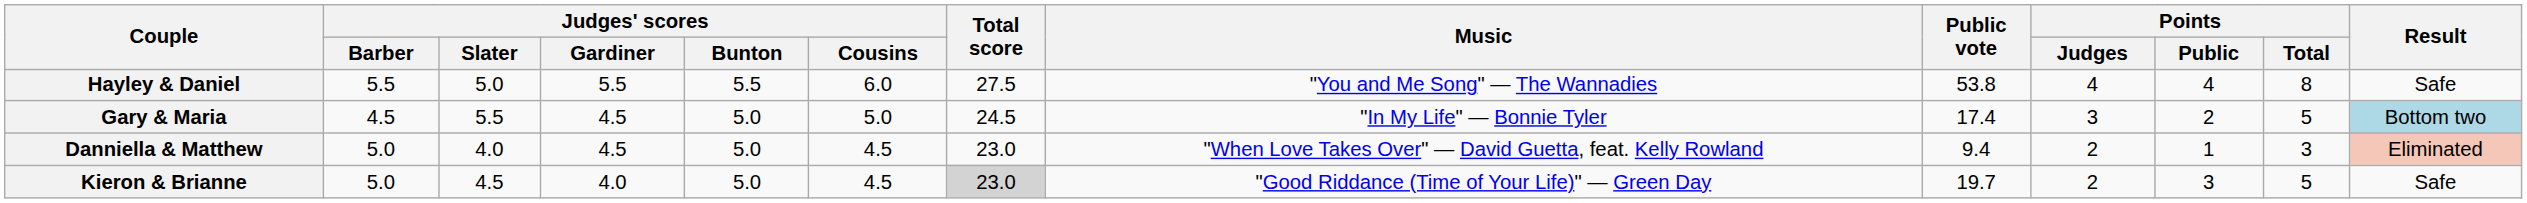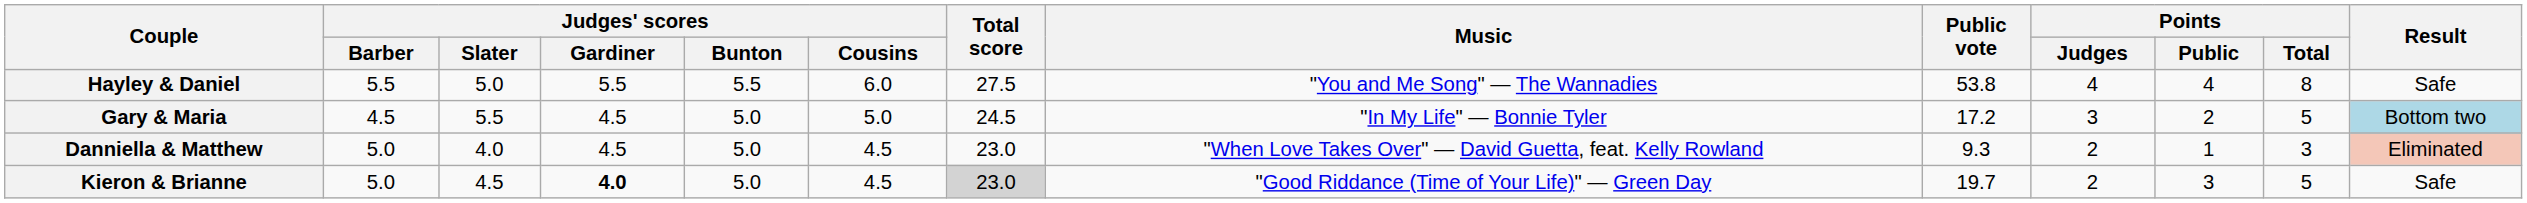(1976, 117) 17.4 -> (1976, 117) 17.2
(1976, 149) 9.4 -> (1976, 149) 9.3
(613, 182) normal -> (613, 182) bold
